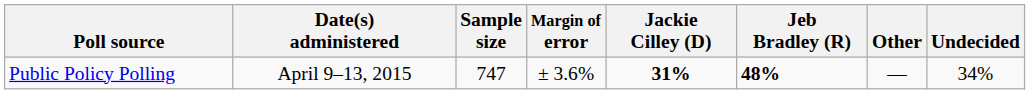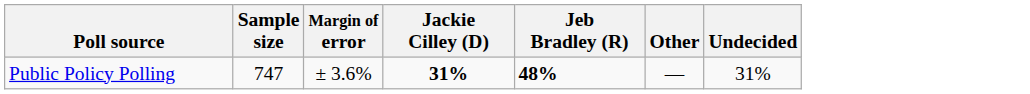- column: (344, 30)
(975, 72) 34% -> (753, 72) 31%
